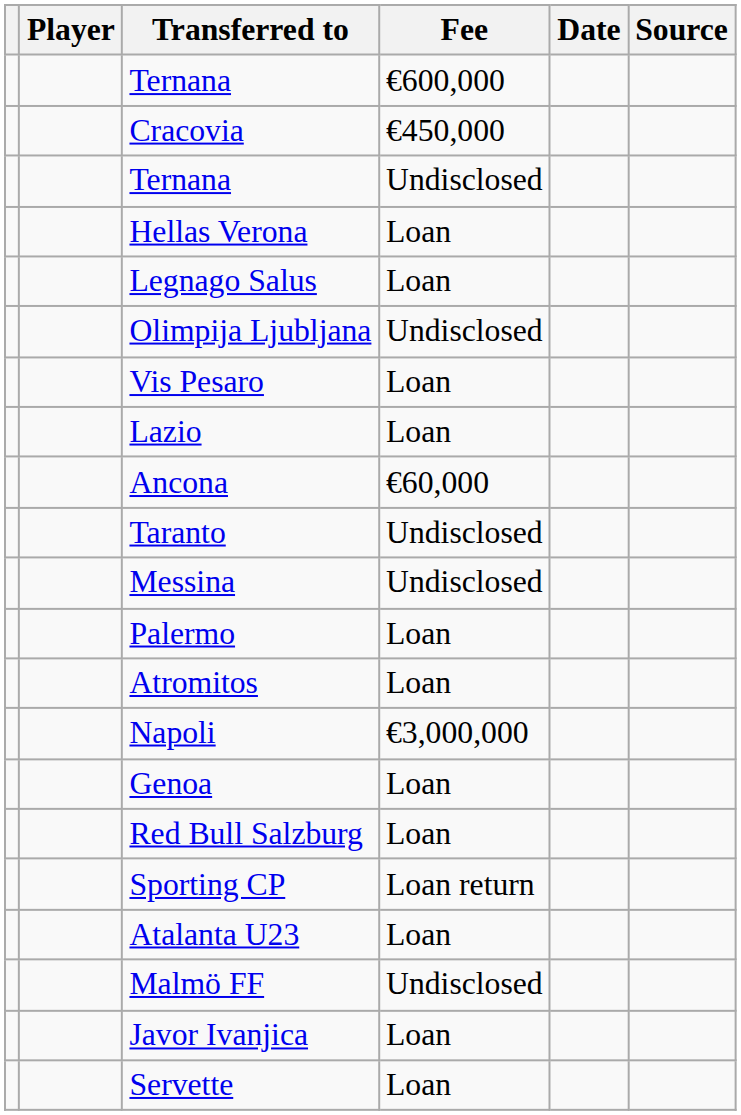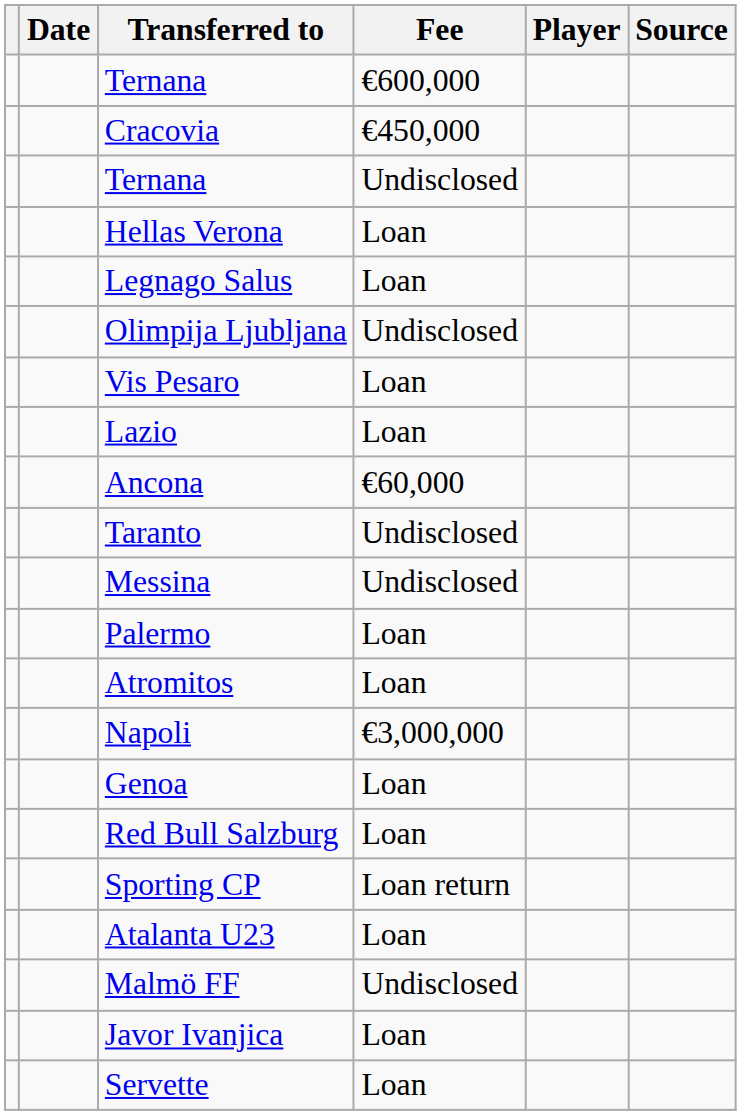columns swapped: (71, 29) <-> (589, 29)
